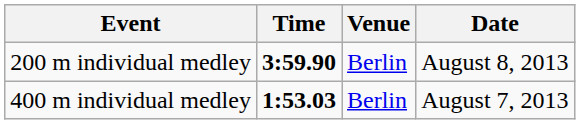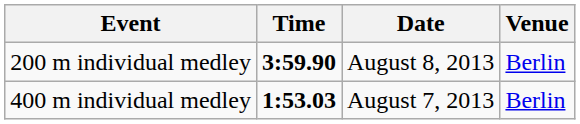columns swapped: (379, 23) <-> (495, 23)
